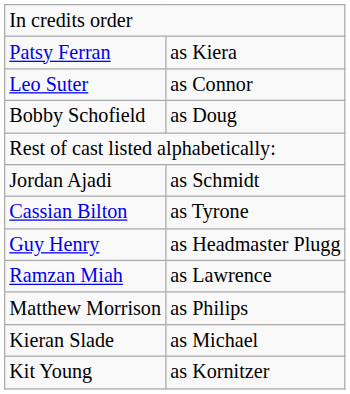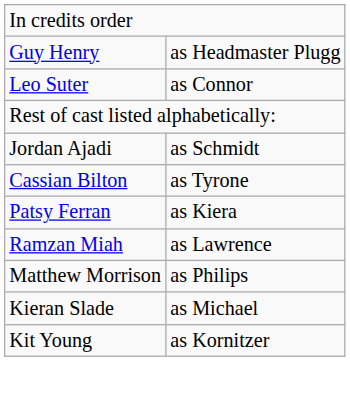rows swapped: (60, 52) <-> (54, 244)
- row: (77, 116)
